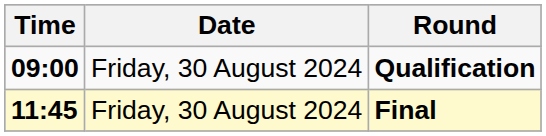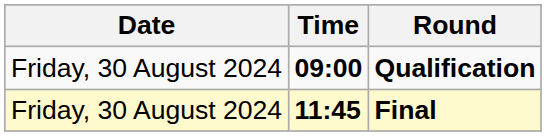columns swapped: (227, 25) <-> (45, 25)
